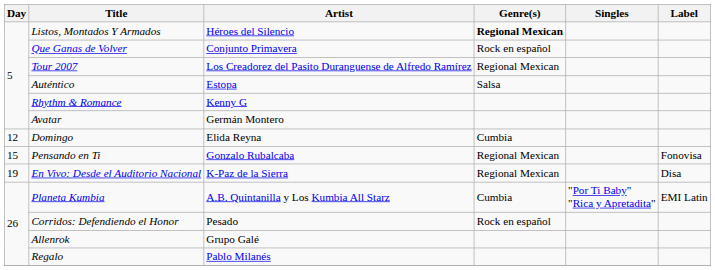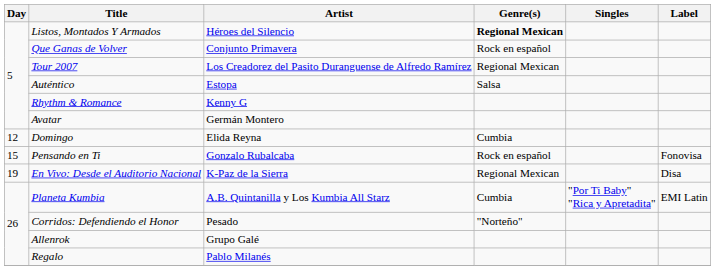(518, 155) Regional Mexican -> (514, 155) Rock en español
(514, 221) Rock en español -> (500, 221) "Norteño"
